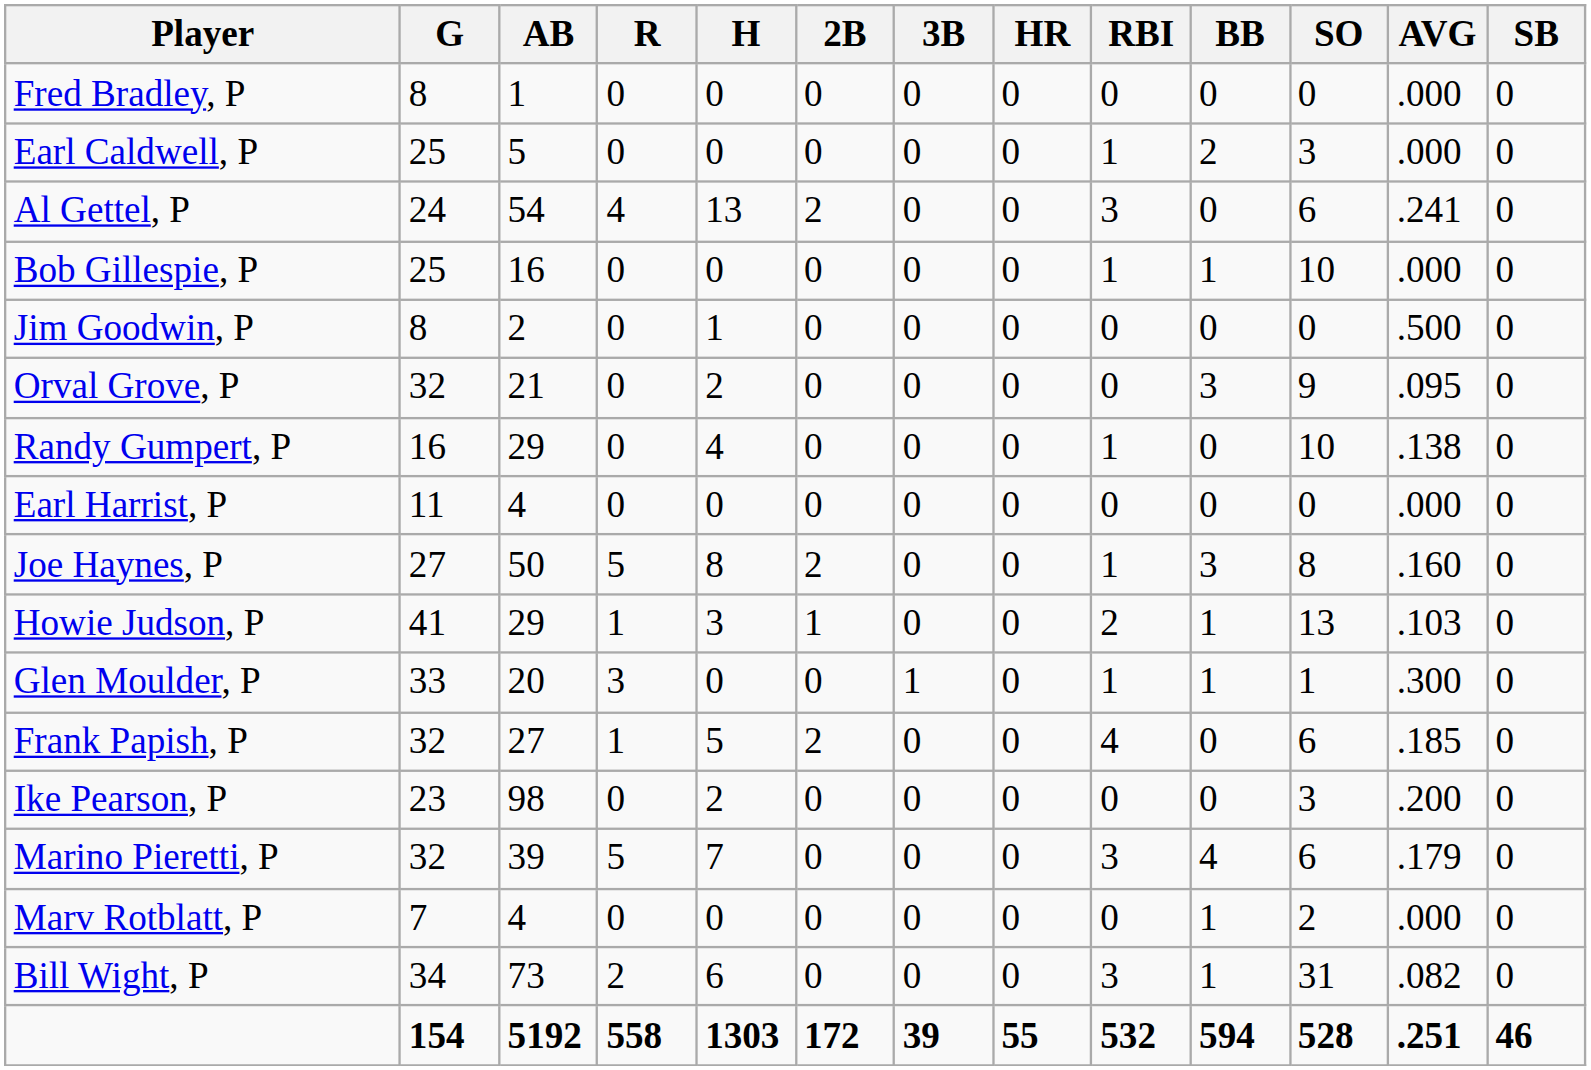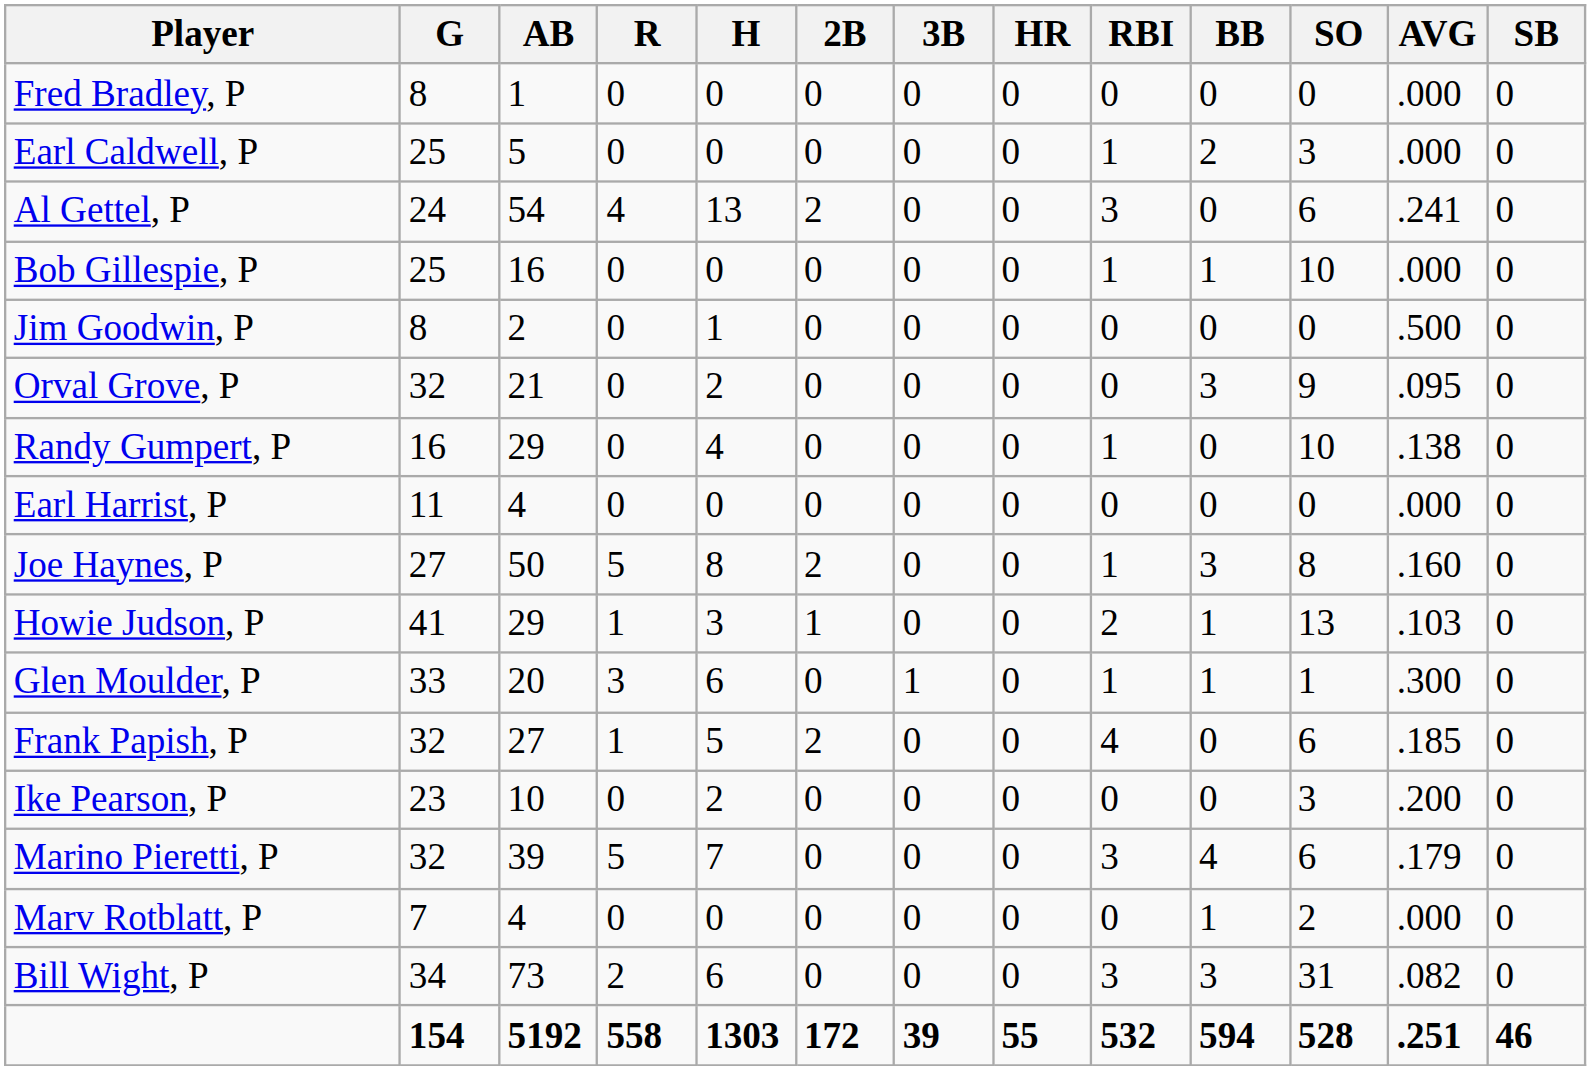(714, 681) 0 -> (714, 681) 6
(526, 799) 98 -> (526, 799) 10
(1208, 975) 1 -> (1208, 975) 3
